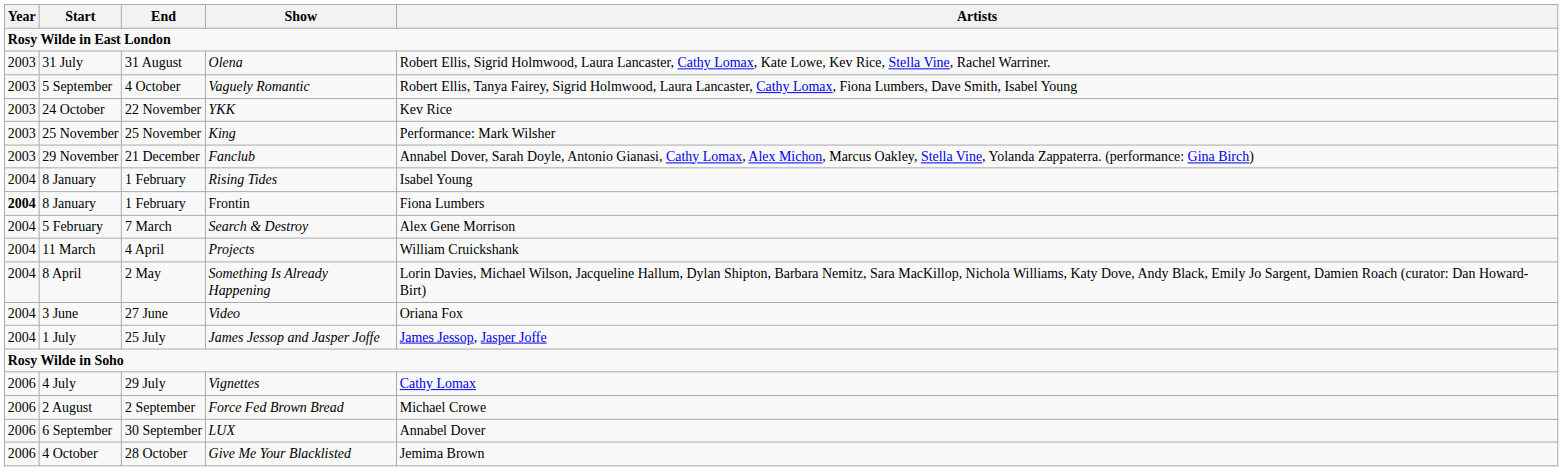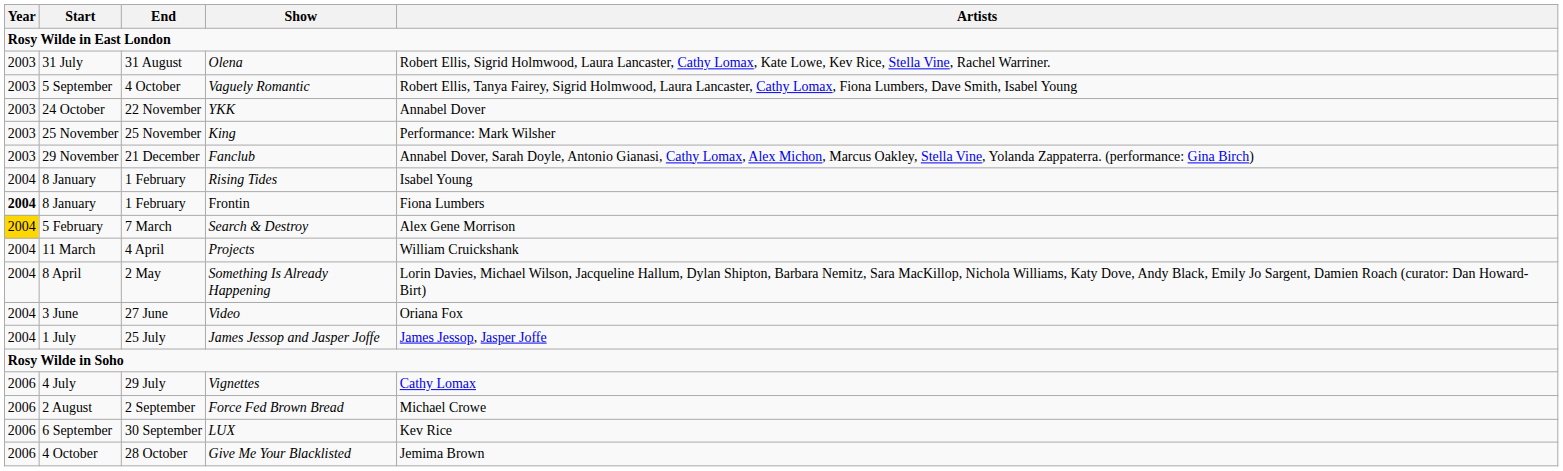(426, 109) Kev Rice -> (443, 109) Annabel Dover
(22, 226) no background -> (22, 226) gold background
(443, 430) Annabel Dover -> (426, 430) Kev Rice
